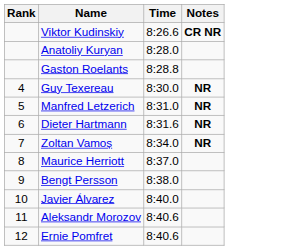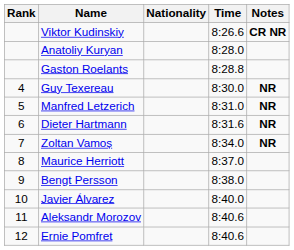+ column: (176, 13)
